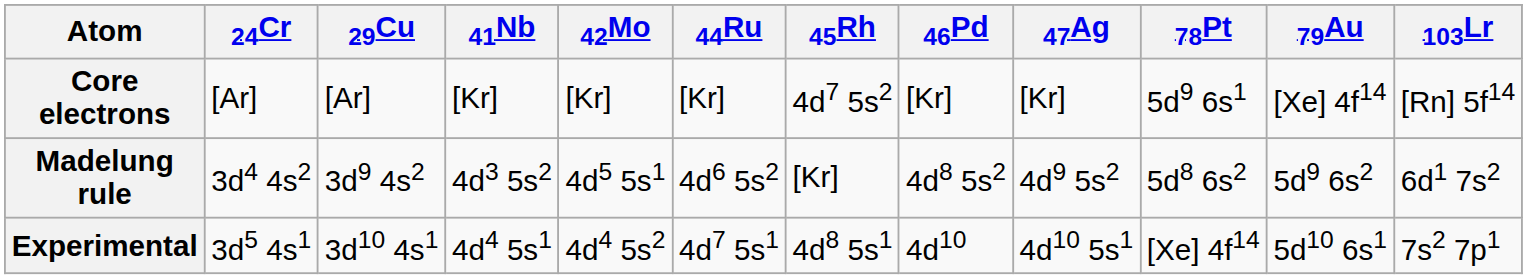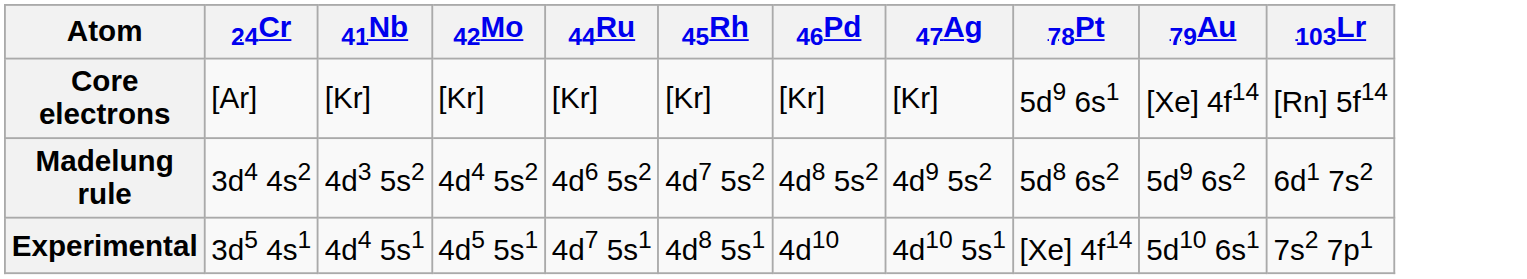- column: (382, 31)
(842, 97) 4d7 5s2 -> (688, 97) [Kr]
(615, 177) 4d5 5s1 -> (488, 177) 4d4 5s2
(816, 177) [Kr] -> (715, 177) 4d7 5s2
(615, 245) 4d4 5s2 -> (488, 245) 4d5 5s1
